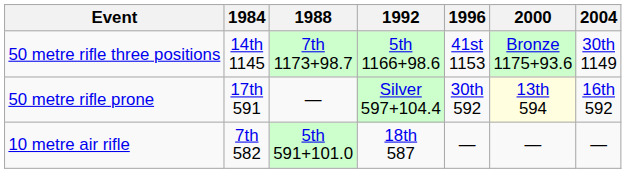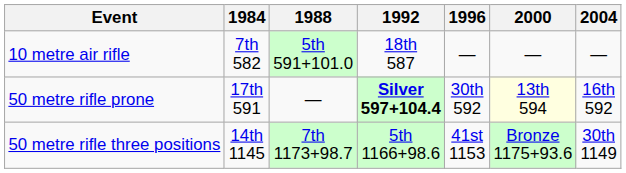rows swapped: (114, 53) <-> (69, 145)
(401, 99) normal -> (401, 99) bold
